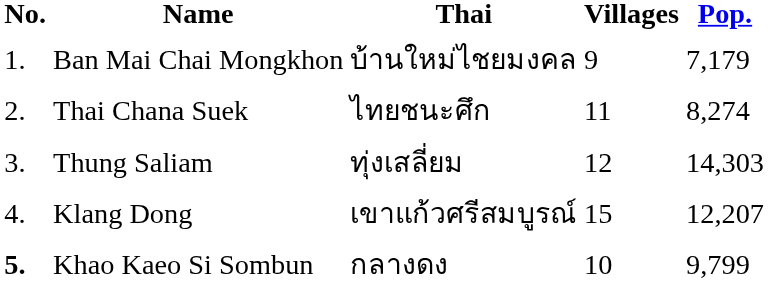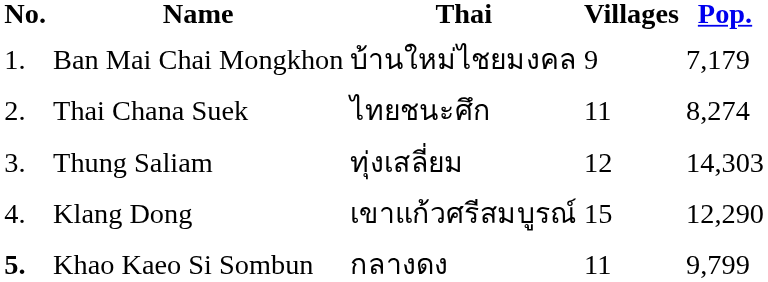(725, 212) 12,207 -> (725, 212) 12,290
(598, 264) 10 -> (598, 264) 11
